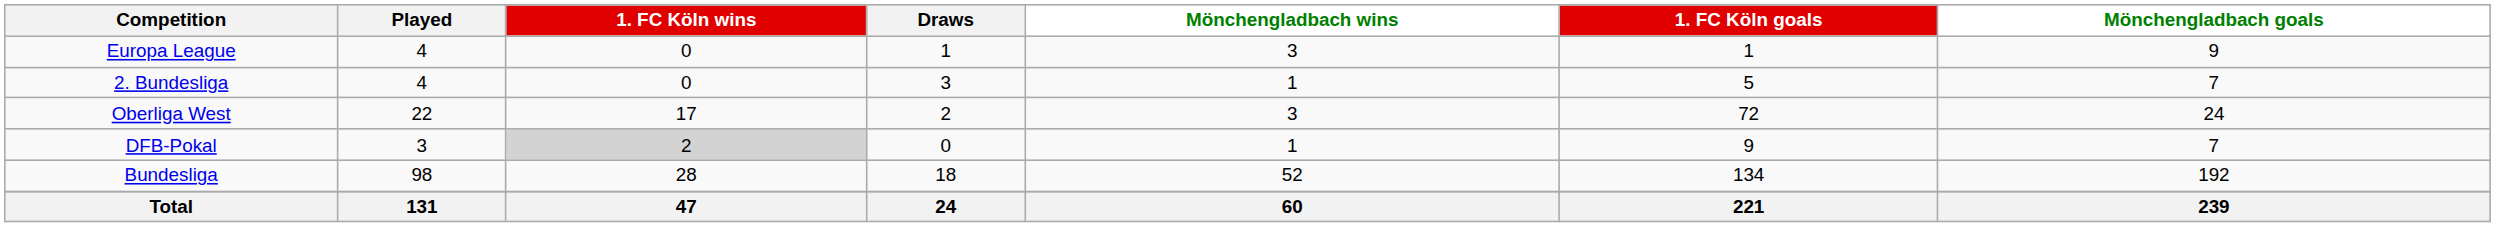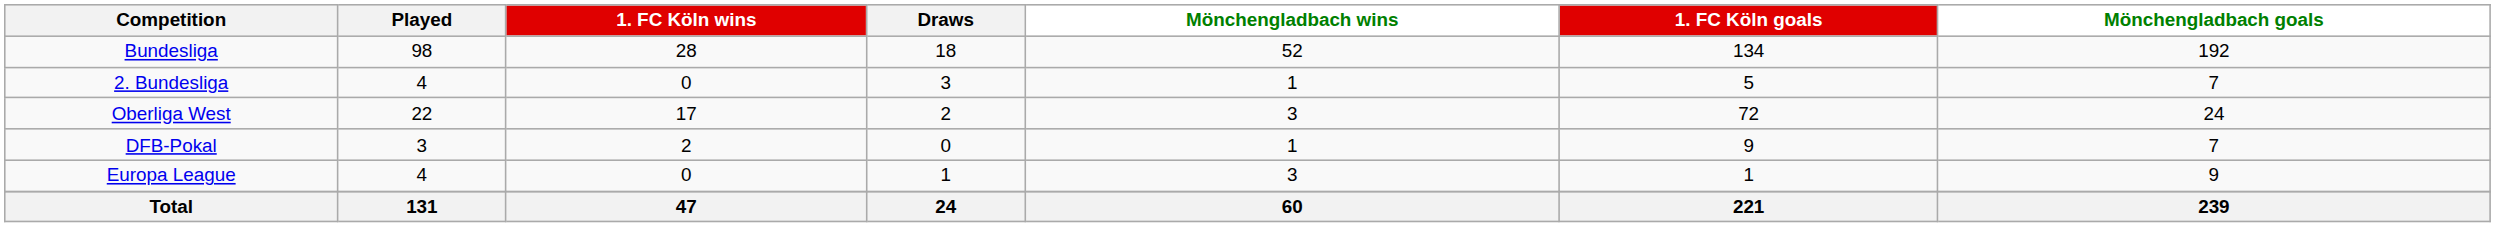rows swapped: (171, 176) <-> (171, 51)
(686, 145) lightgrey background -> (686, 145) no background
